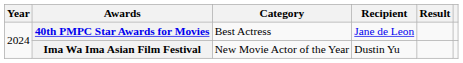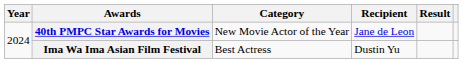(243, 31) Best Actress -> (282, 31) New Movie Actor of the Year
(282, 49) New Movie Actor of the Year -> (243, 49) Best Actress
